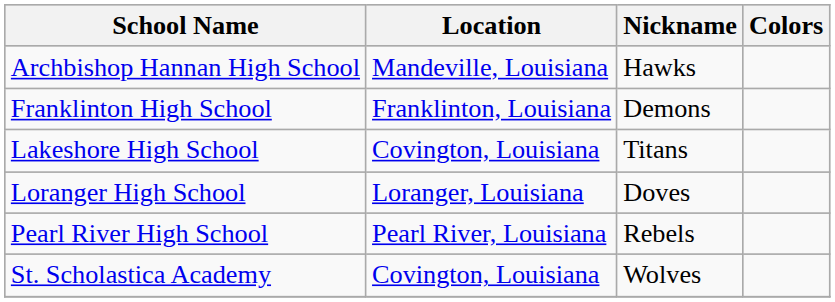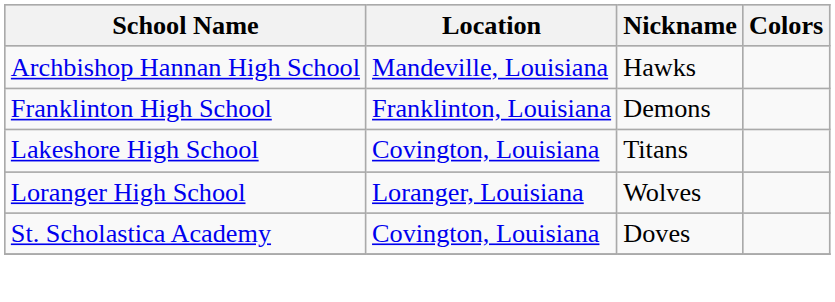(657, 191) Doves -> (662, 191) Wolves
- row: (140, 233)
(662, 274) Wolves -> (657, 233) Doves
